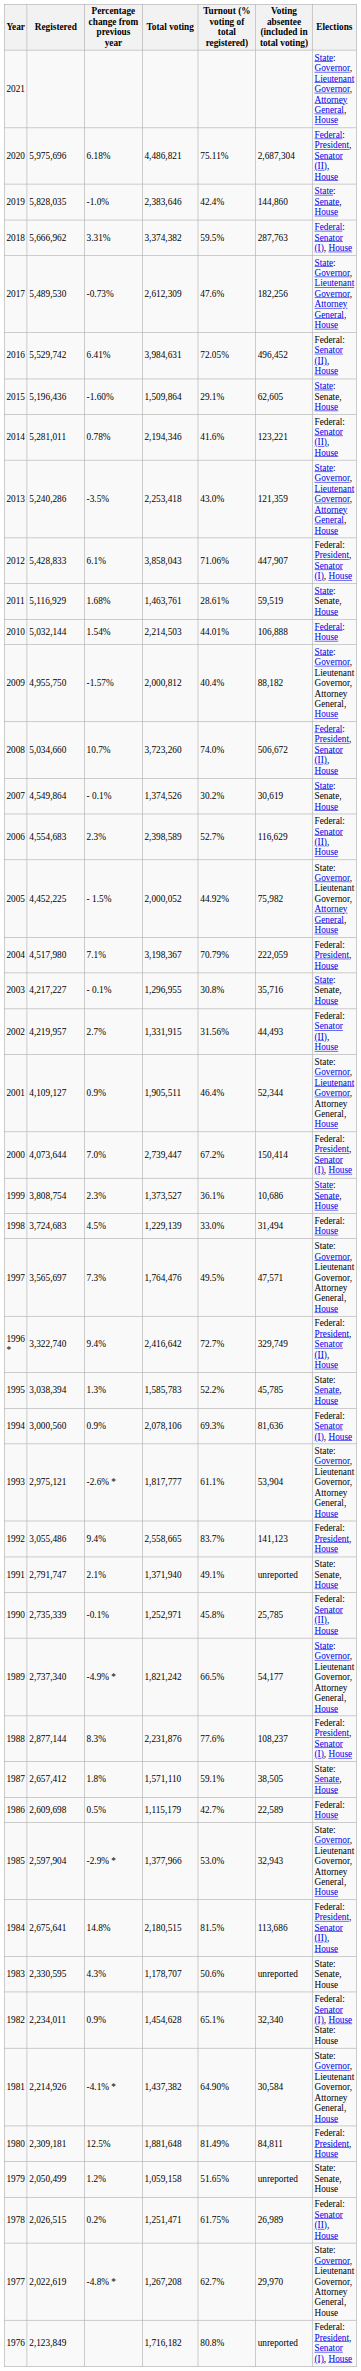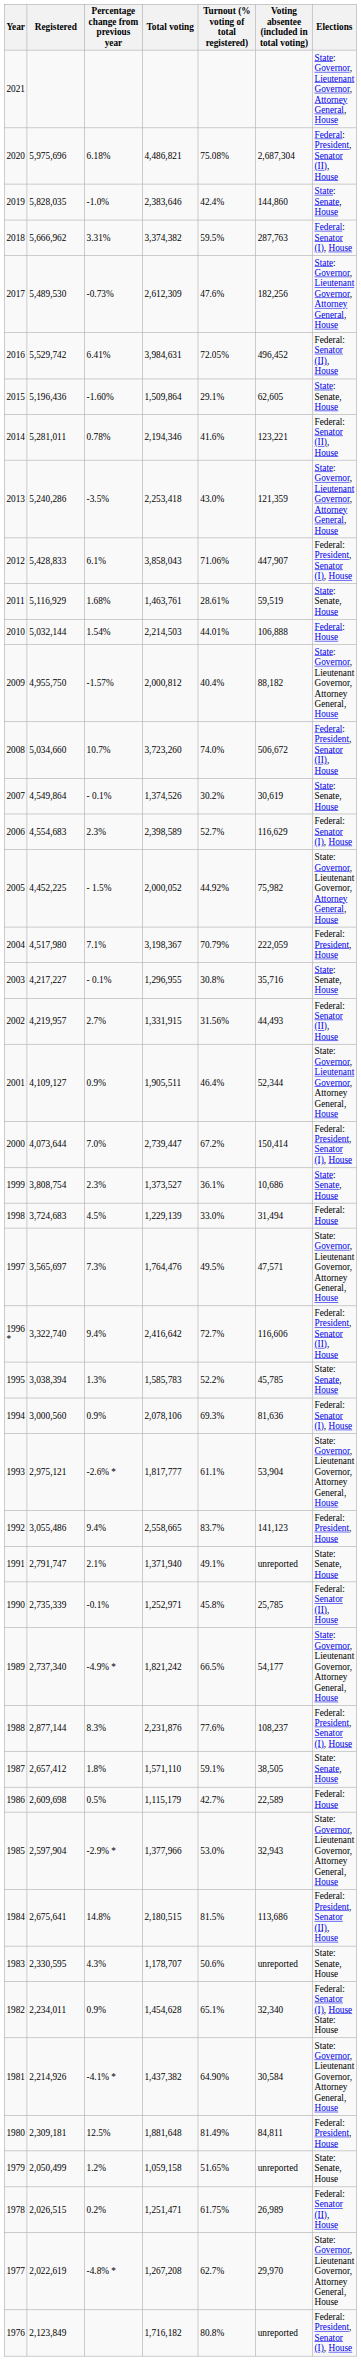(214, 156) 75.11% -> (215, 156) 75.08%
(330, 837) Federal: Senator (II), House -> (333, 831) Federal: Senator (I), House
(273, 1344) 329,749 -> (273, 1334) 116,606
